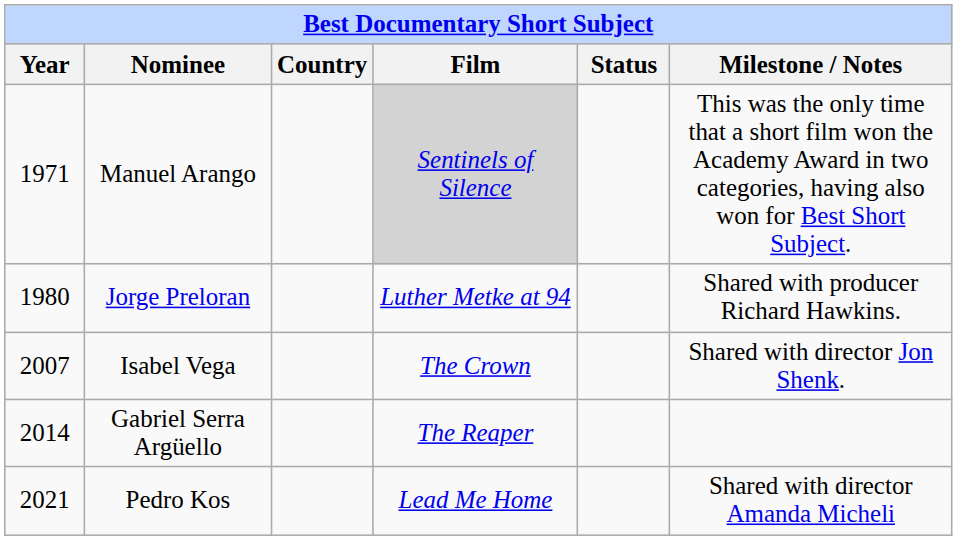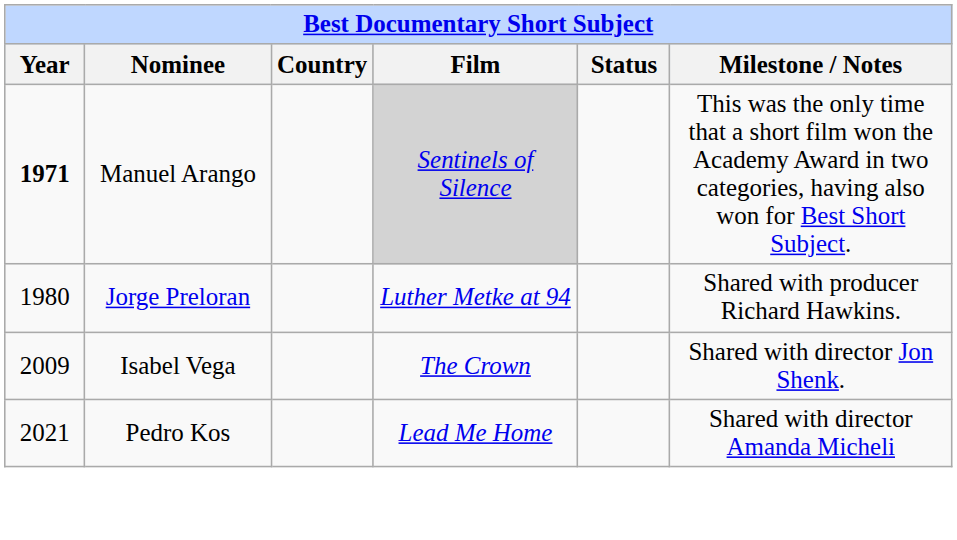(45, 173) normal -> (45, 173) bold
(45, 365) 2007 -> (45, 365) 2009
- row: (178, 432)
